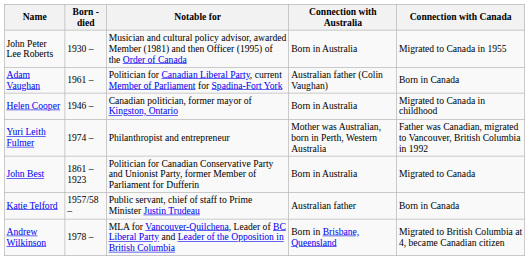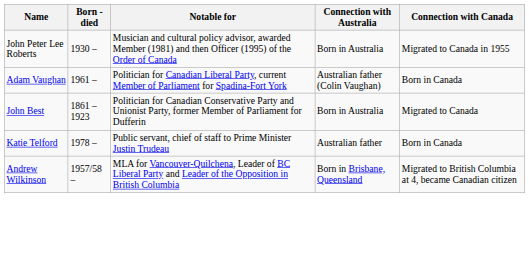- row: (33, 106)
- row: (26, 137)
(83, 206) 1957/58 – -> (84, 143) 1978 –
(80, 237) 1978 – -> (86, 174) 1957/58 –
